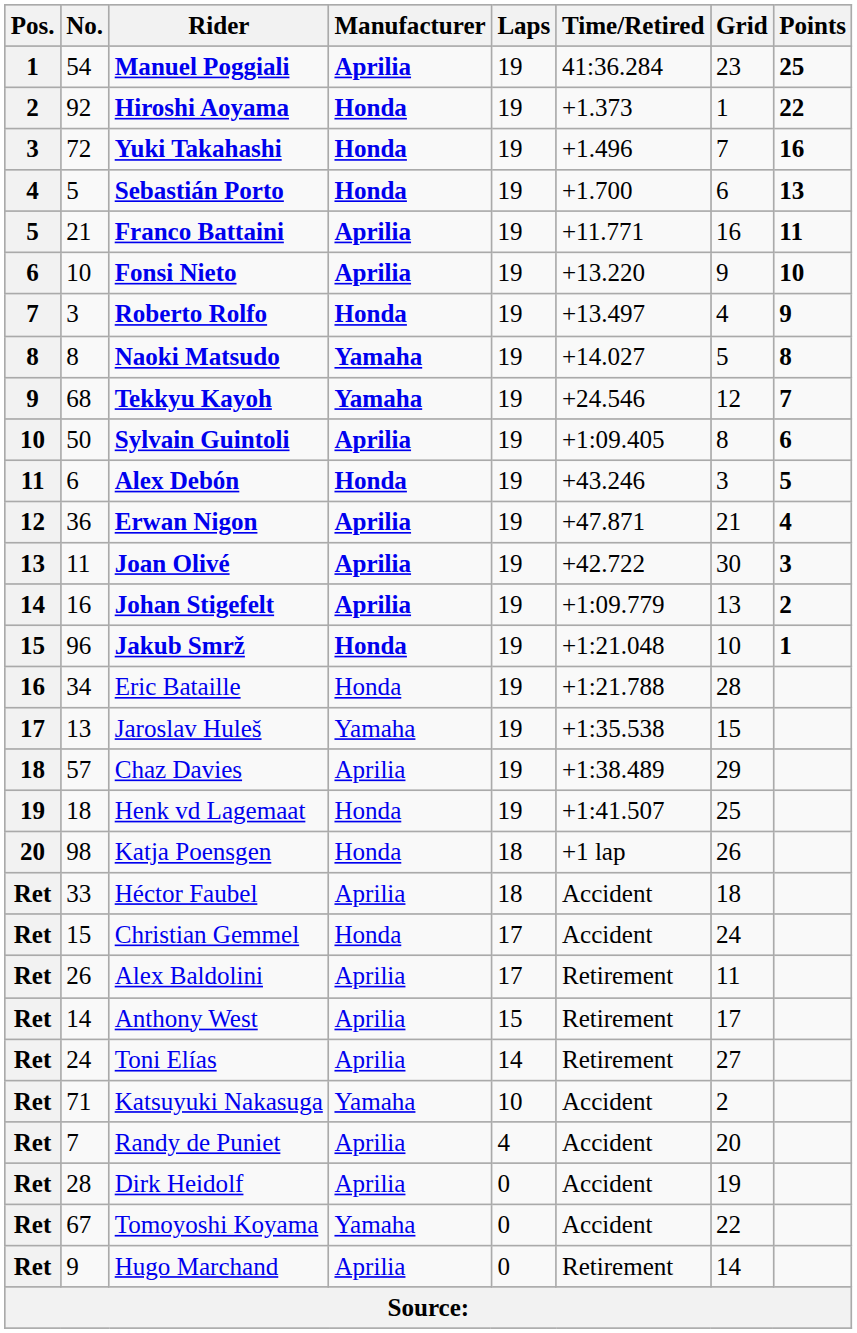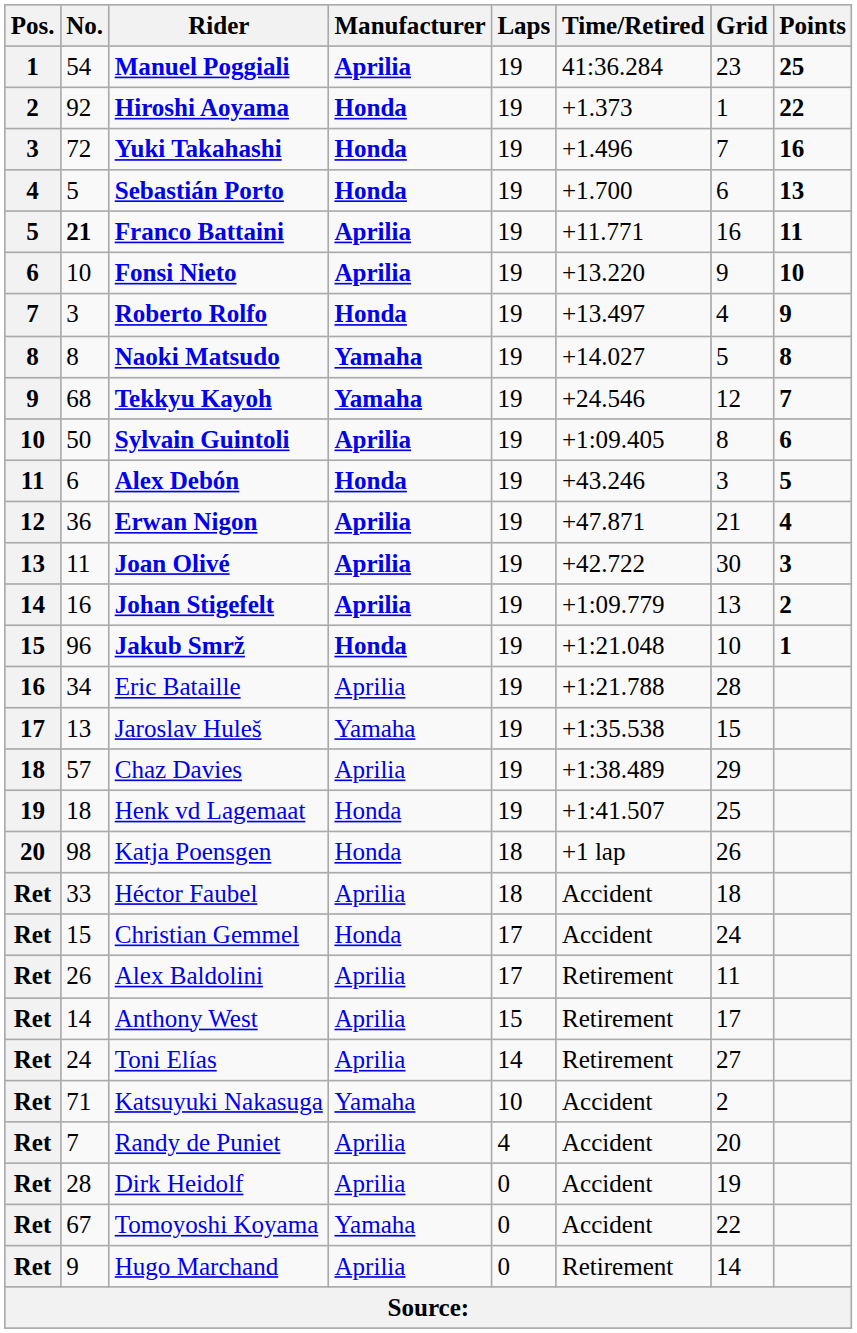(79, 232) normal -> (79, 232) bold
(368, 687) Honda -> (370, 687) Aprilia
